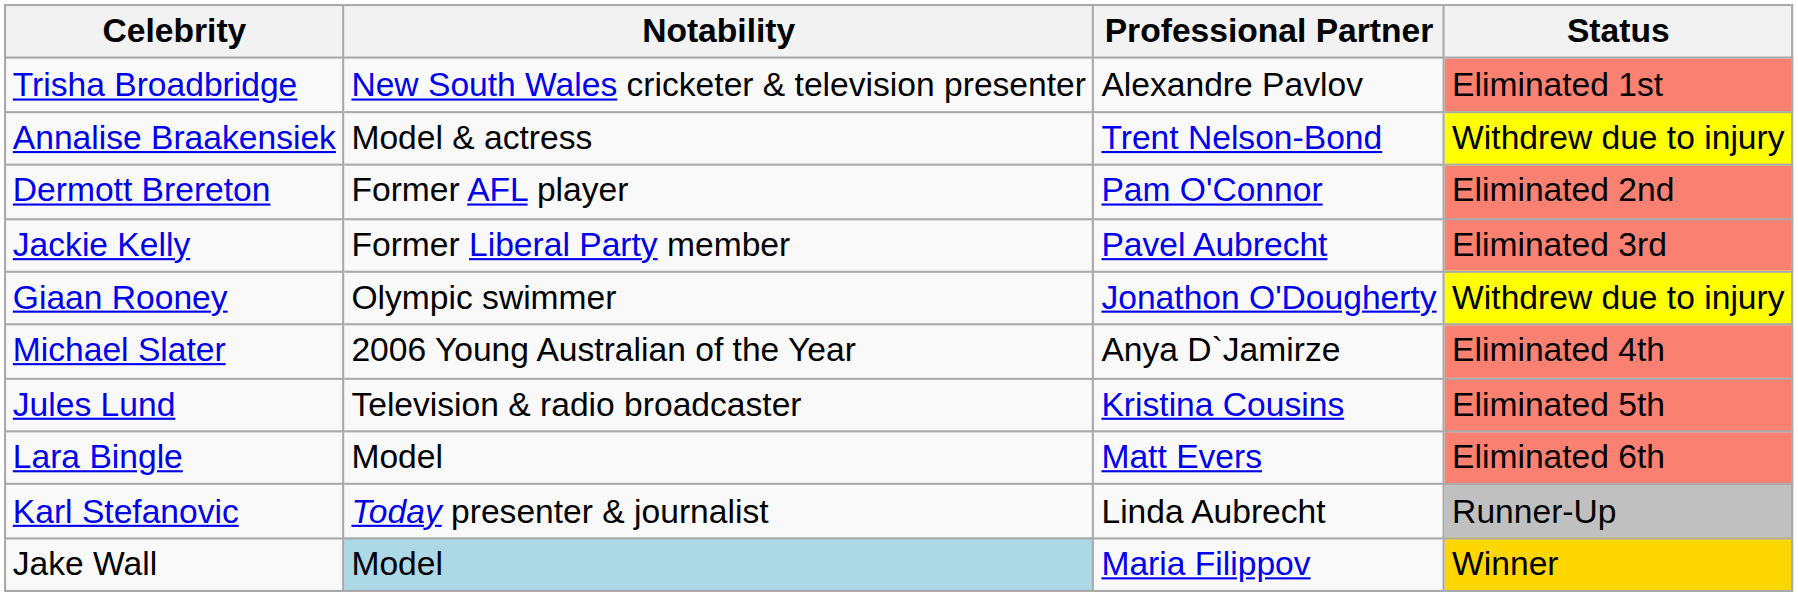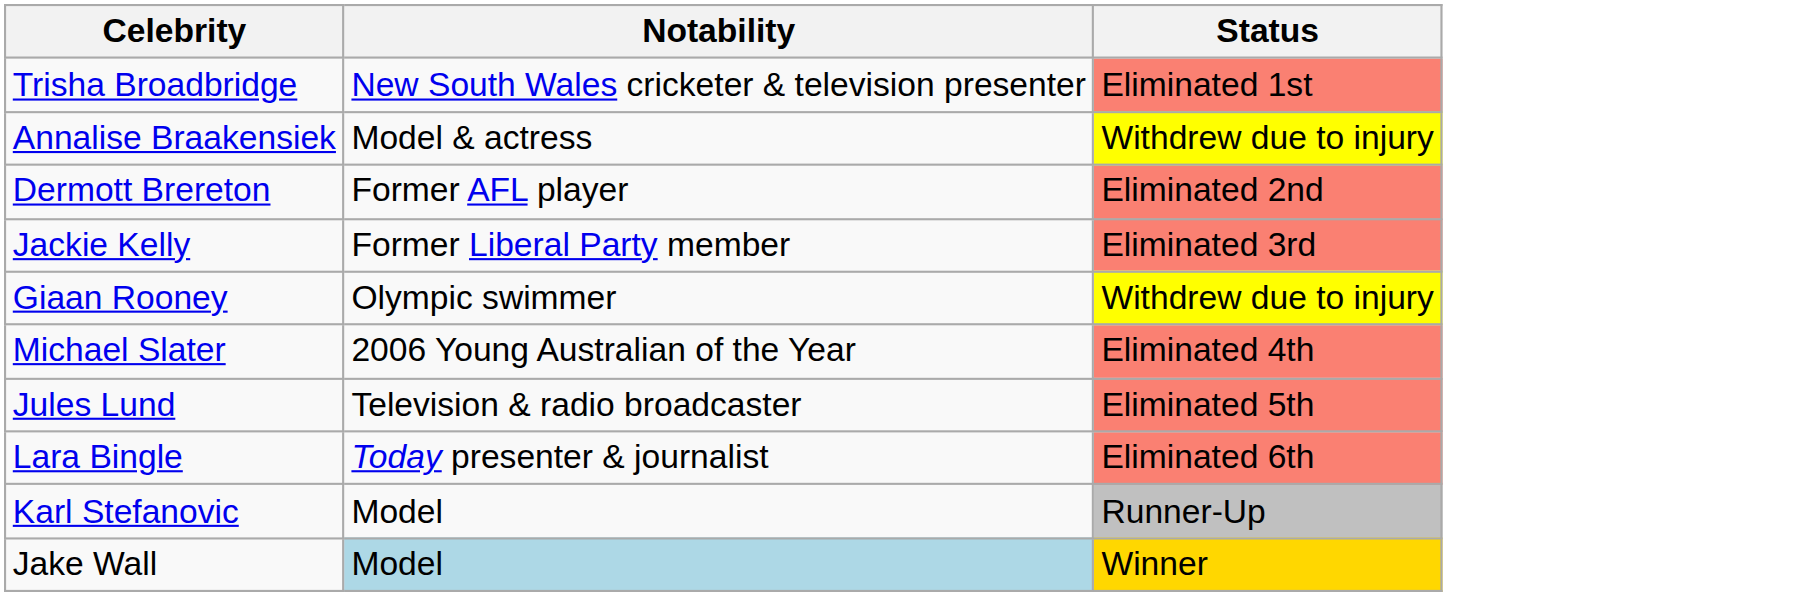- column: (1269, 31)
(397, 457) Model -> (560, 457) Today presenter & journalist
(560, 510) Today presenter & journalist -> (397, 510) Model
